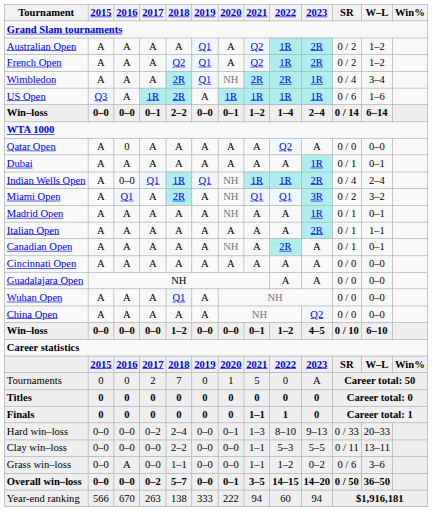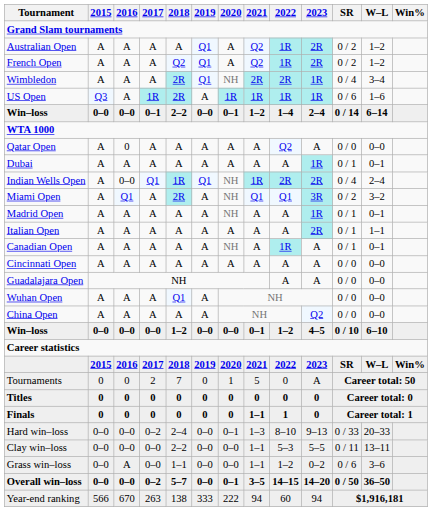(285, 180) 1R -> (285, 180) 2R
(285, 247) 2R -> (285, 247) 1R
